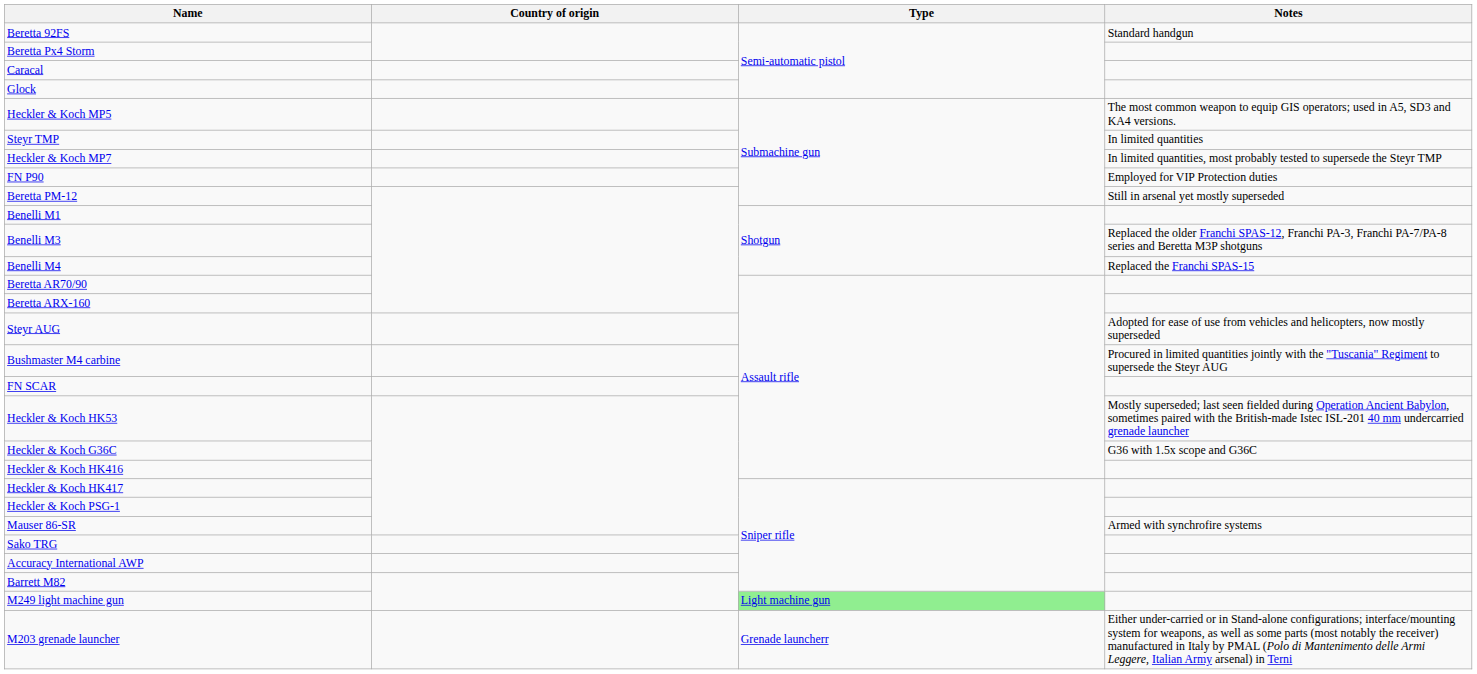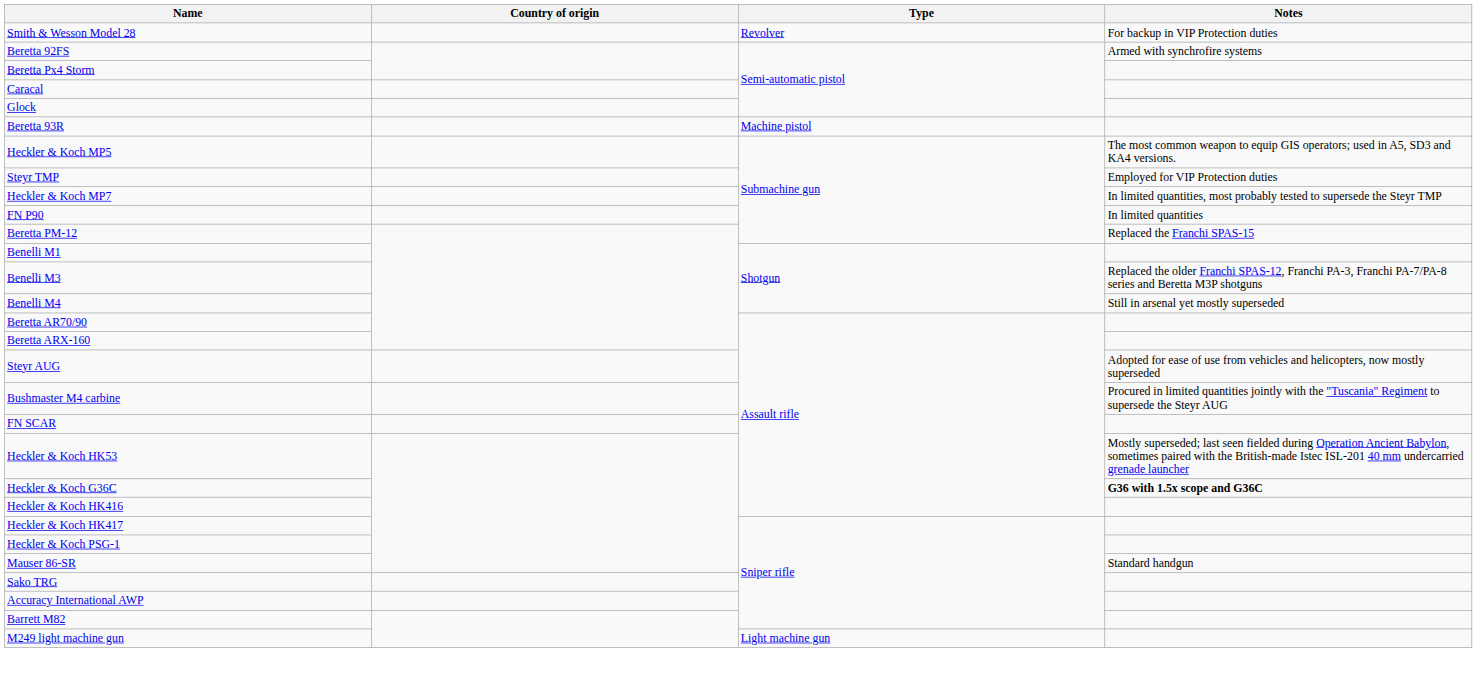+ row: (71, 32)
(1151, 32) Standard handgun -> (1185, 51) Armed with synchrofire systems
+ row: (36, 126)
(1155, 139) In limited quantities -> (1193, 177) Employed for VIP Protection duties
(1193, 177) Employed for VIP Protection duties -> (1155, 214) In limited quantities
(1196, 196) Still in arsenal yet mostly superseded -> (1181, 233) Replaced the Franchi SPAS-15
(1181, 265) Replaced the Franchi SPAS-15 -> (1196, 303) Still in arsenal yet mostly superseded
(1182, 450) normal -> (1185, 488) bold
(1185, 525) Armed with synchrofire systems -> (1151, 563) Standard handgun
(786, 600) lightgreen background -> (786, 638) no background
- row: (63, 639)
